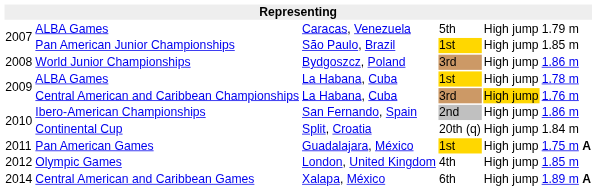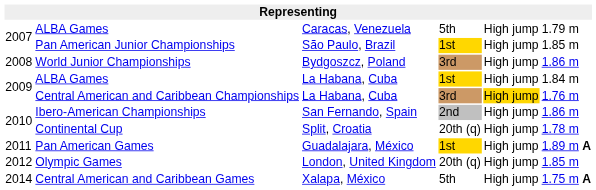(560, 79) 1.78 m -> (560, 79) 1.84 m
(560, 129) 1.84 m -> (560, 129) 1.78 m
(566, 145) 1.75 m A -> (566, 145) 1.89 m A
(447, 162) 4th -> (460, 162) 20th (q)
(447, 179) 6th -> (447, 179) 5th
(566, 179) 1.89 m A -> (566, 179) 1.75 m A
